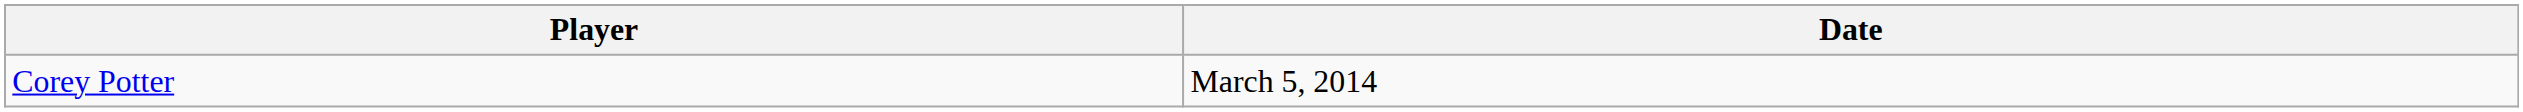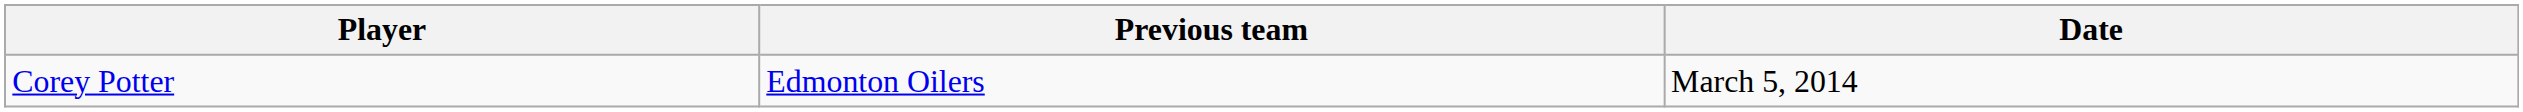+ column: (1211, 29)
